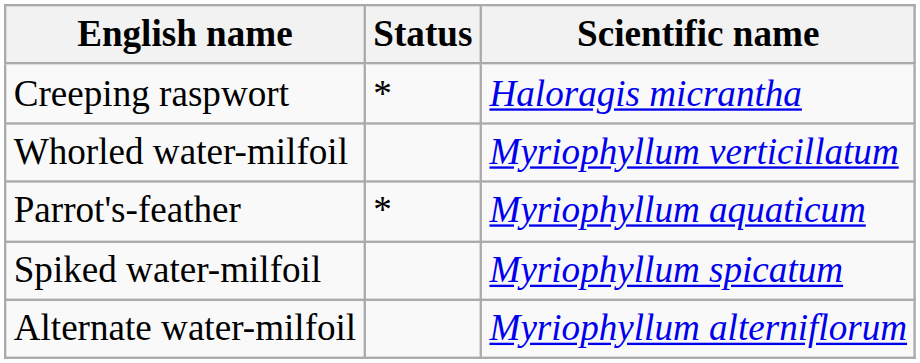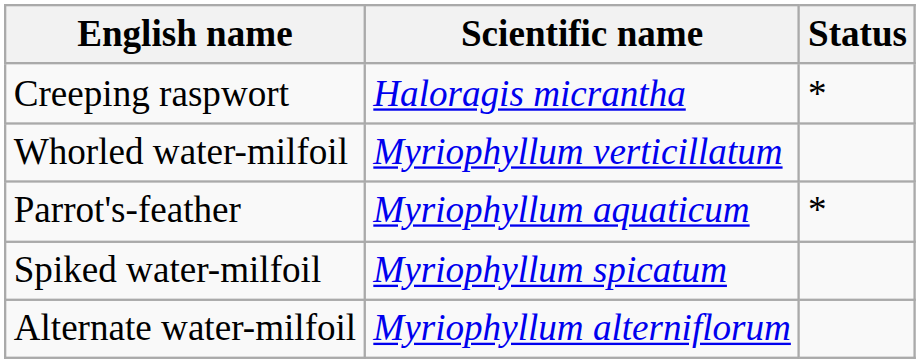columns swapped: (698, 33) <-> (423, 33)
